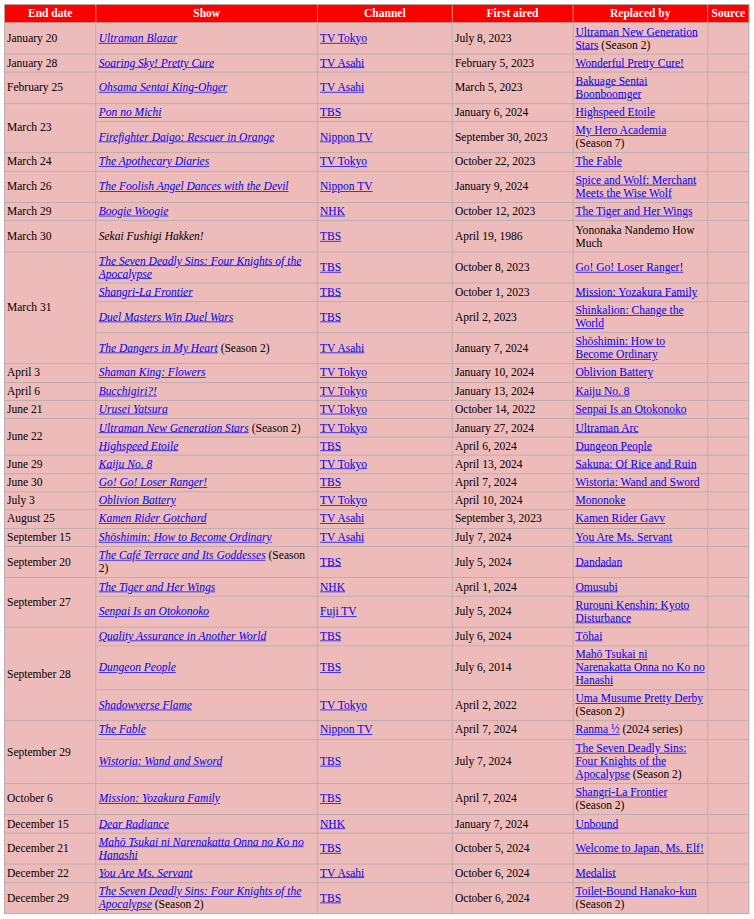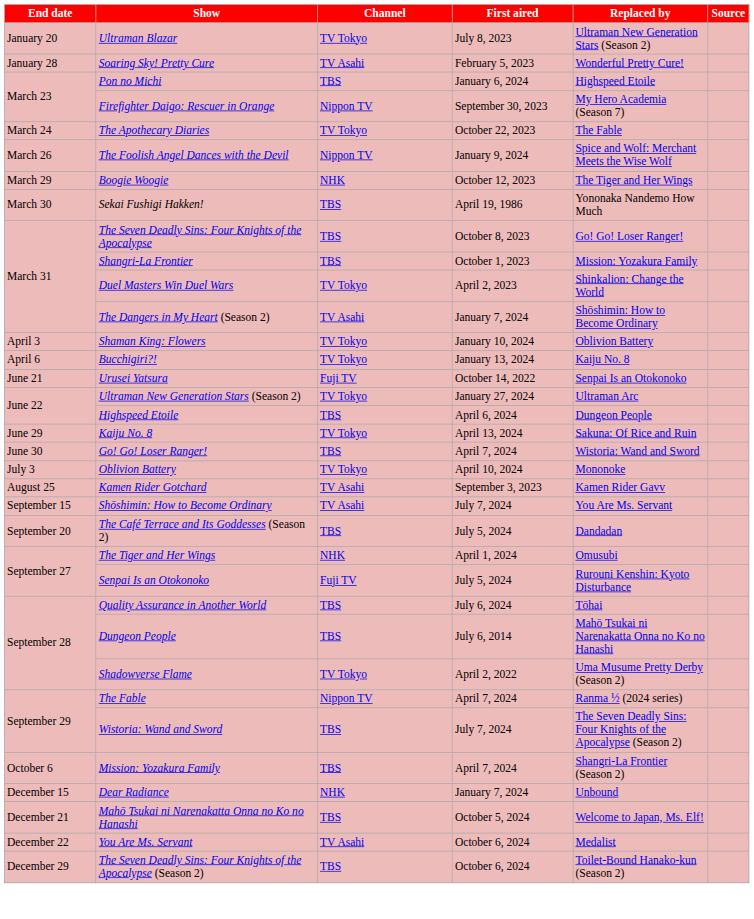- row: (163, 87)
(331, 317) TBS -> (344, 285) TV Tokyo
(344, 409) TV Tokyo -> (338, 378) Fuji TV
